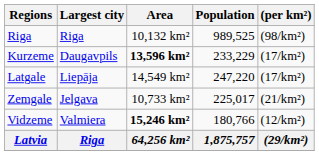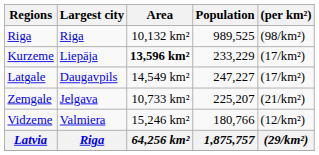(89, 57) Daugavpils -> (79, 57) Liepāja
(79, 78) Liepāja -> (89, 78) Daugavpils
(234, 78) 247,220 -> (234, 78) 247,227
(234, 98) 225,017 -> (234, 98) 225,207
(160, 119) bold -> (160, 119) normal
